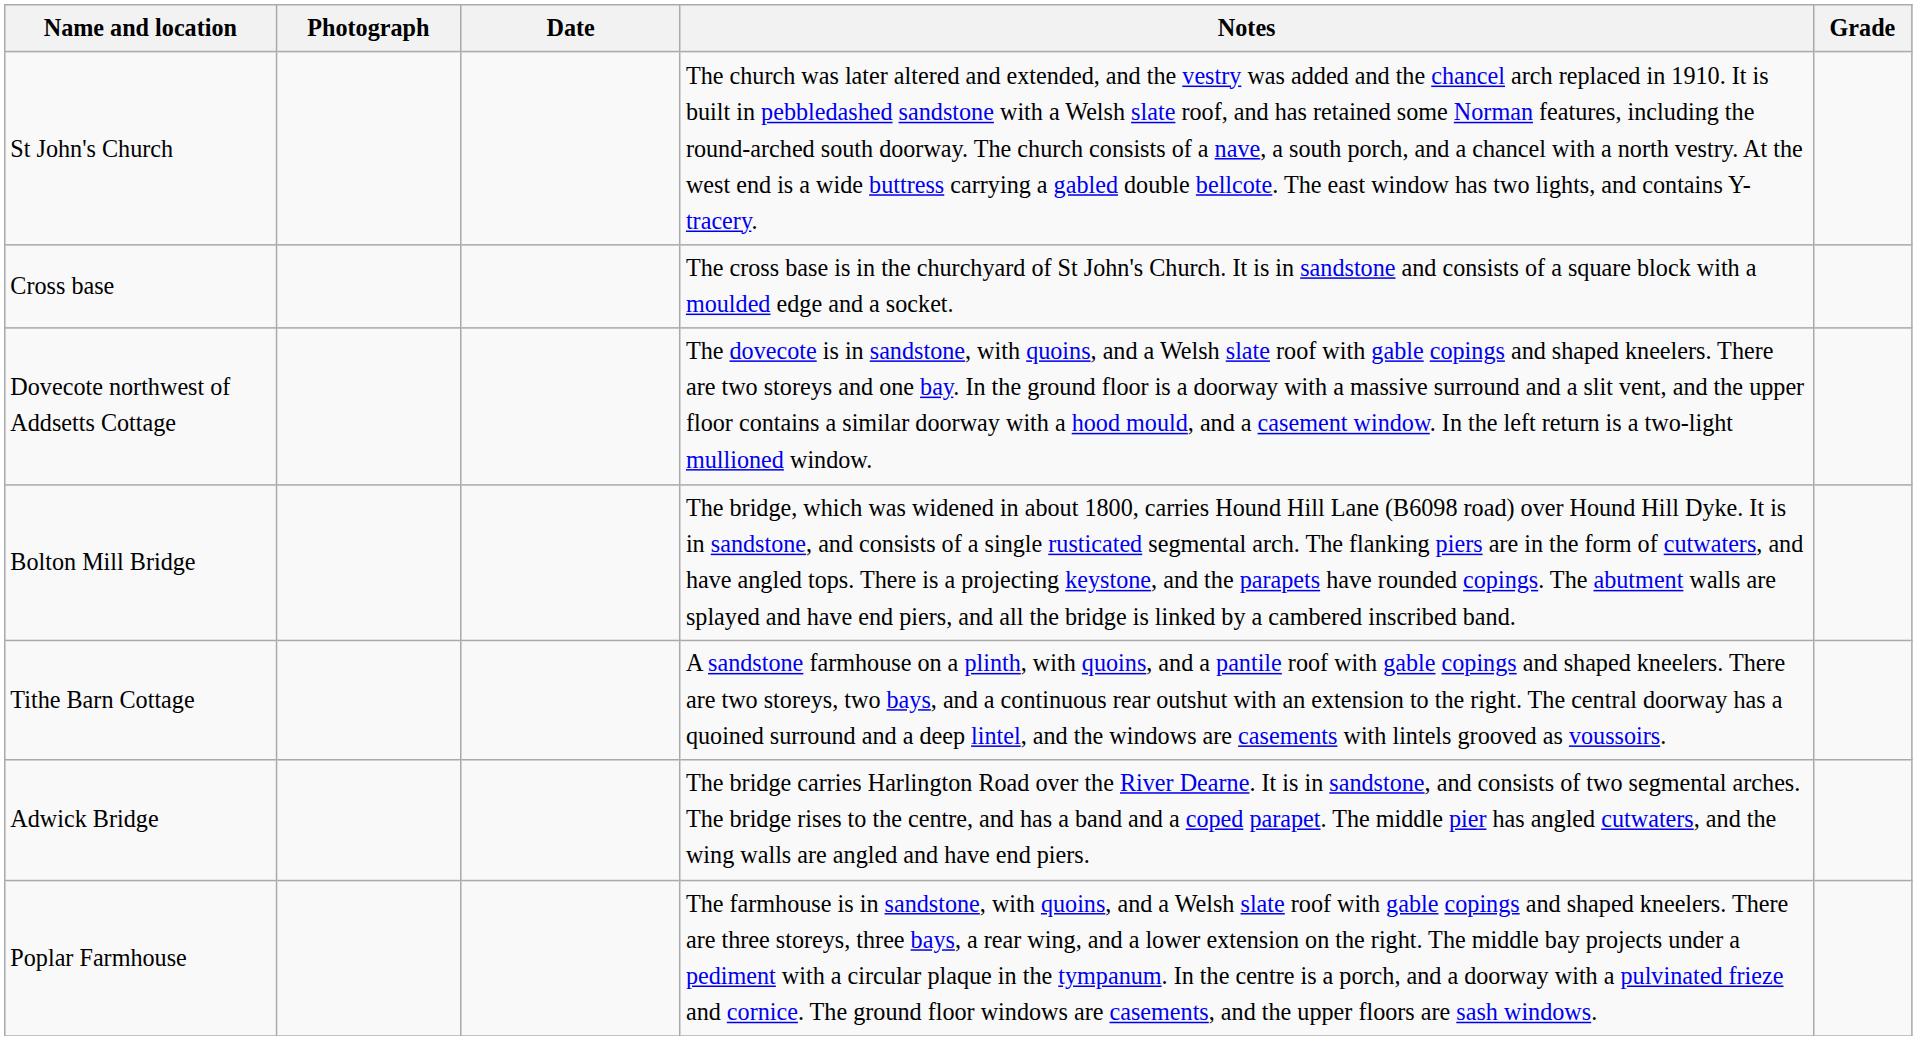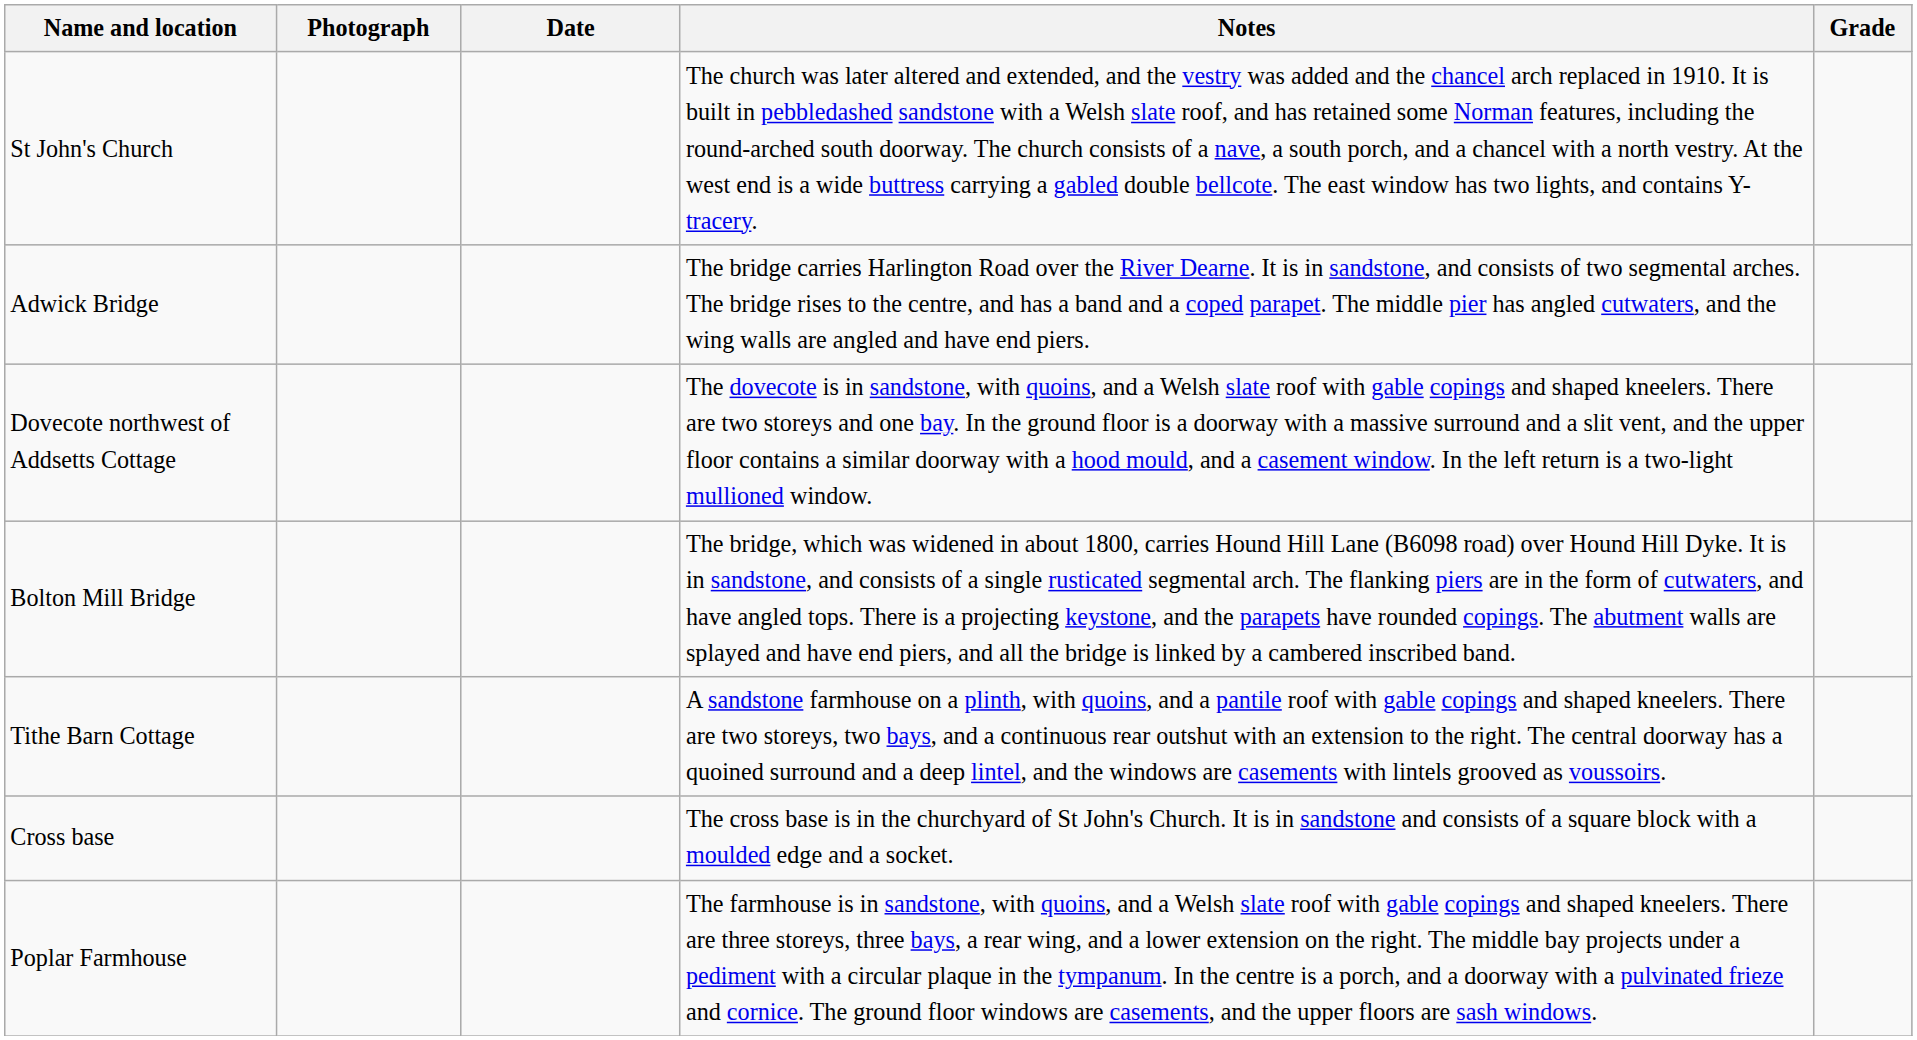rows swapped: (62, 286) <-> (84, 819)
